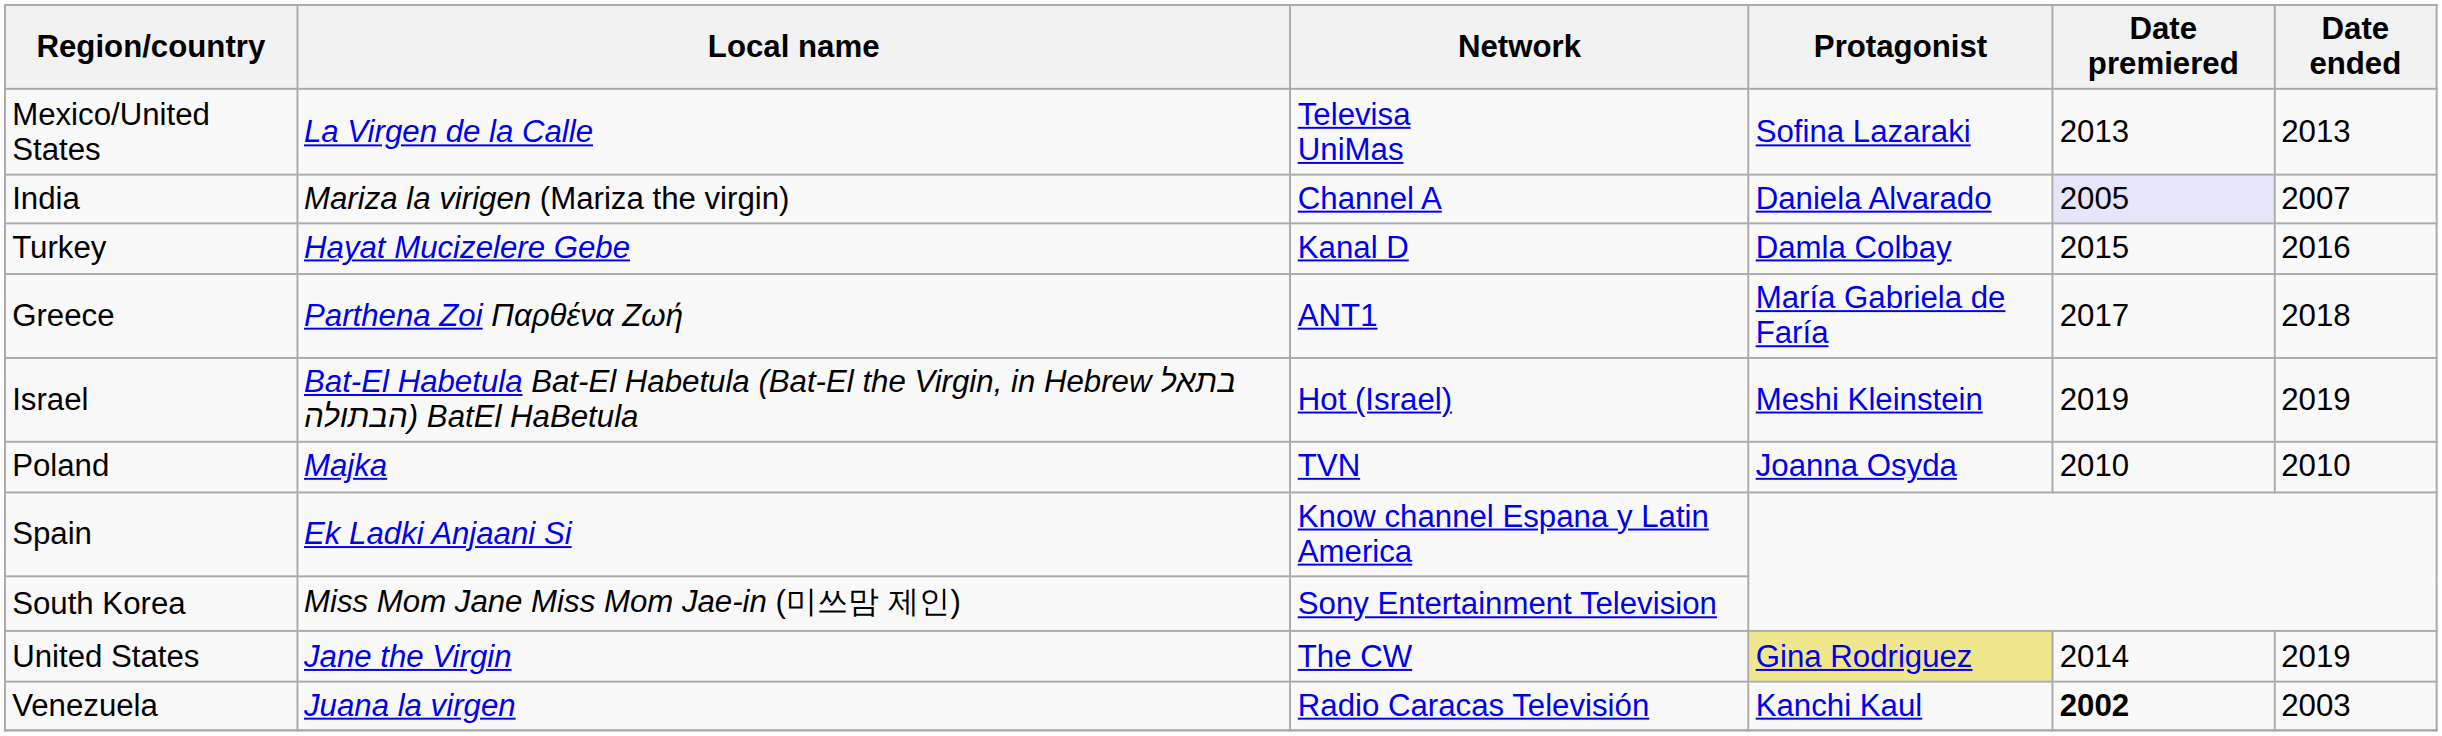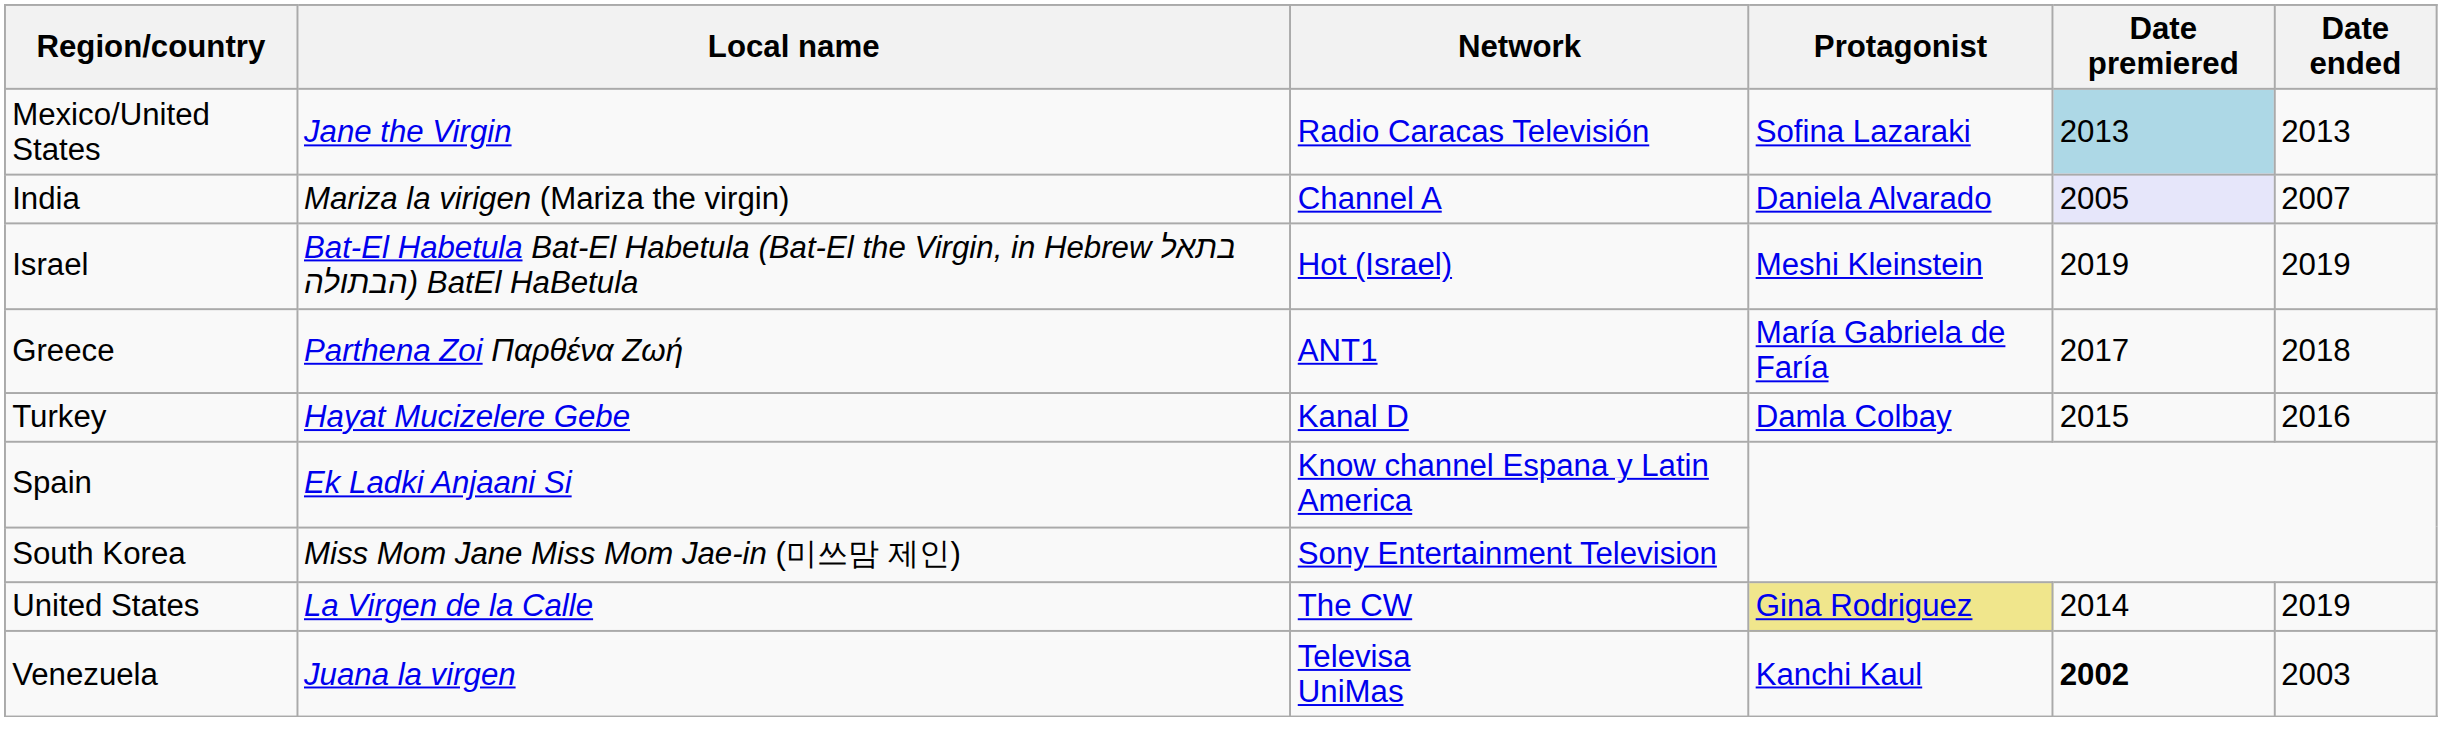(449, 131) La Virgen de la Calle -> (408, 131) Jane the Virgin
(1354, 131) Televisa UniMas -> (1474, 131) Radio Caracas Televisión
(2094, 131) no background -> (2094, 131) lightblue background
rows swapped: (59, 247) <-> (50, 399)
- row: (61, 466)
(408, 655) Jane the Virgin -> (449, 606) La Virgen de la Calle
(1474, 705) Radio Caracas Televisión -> (1354, 673) Televisa UniMas
